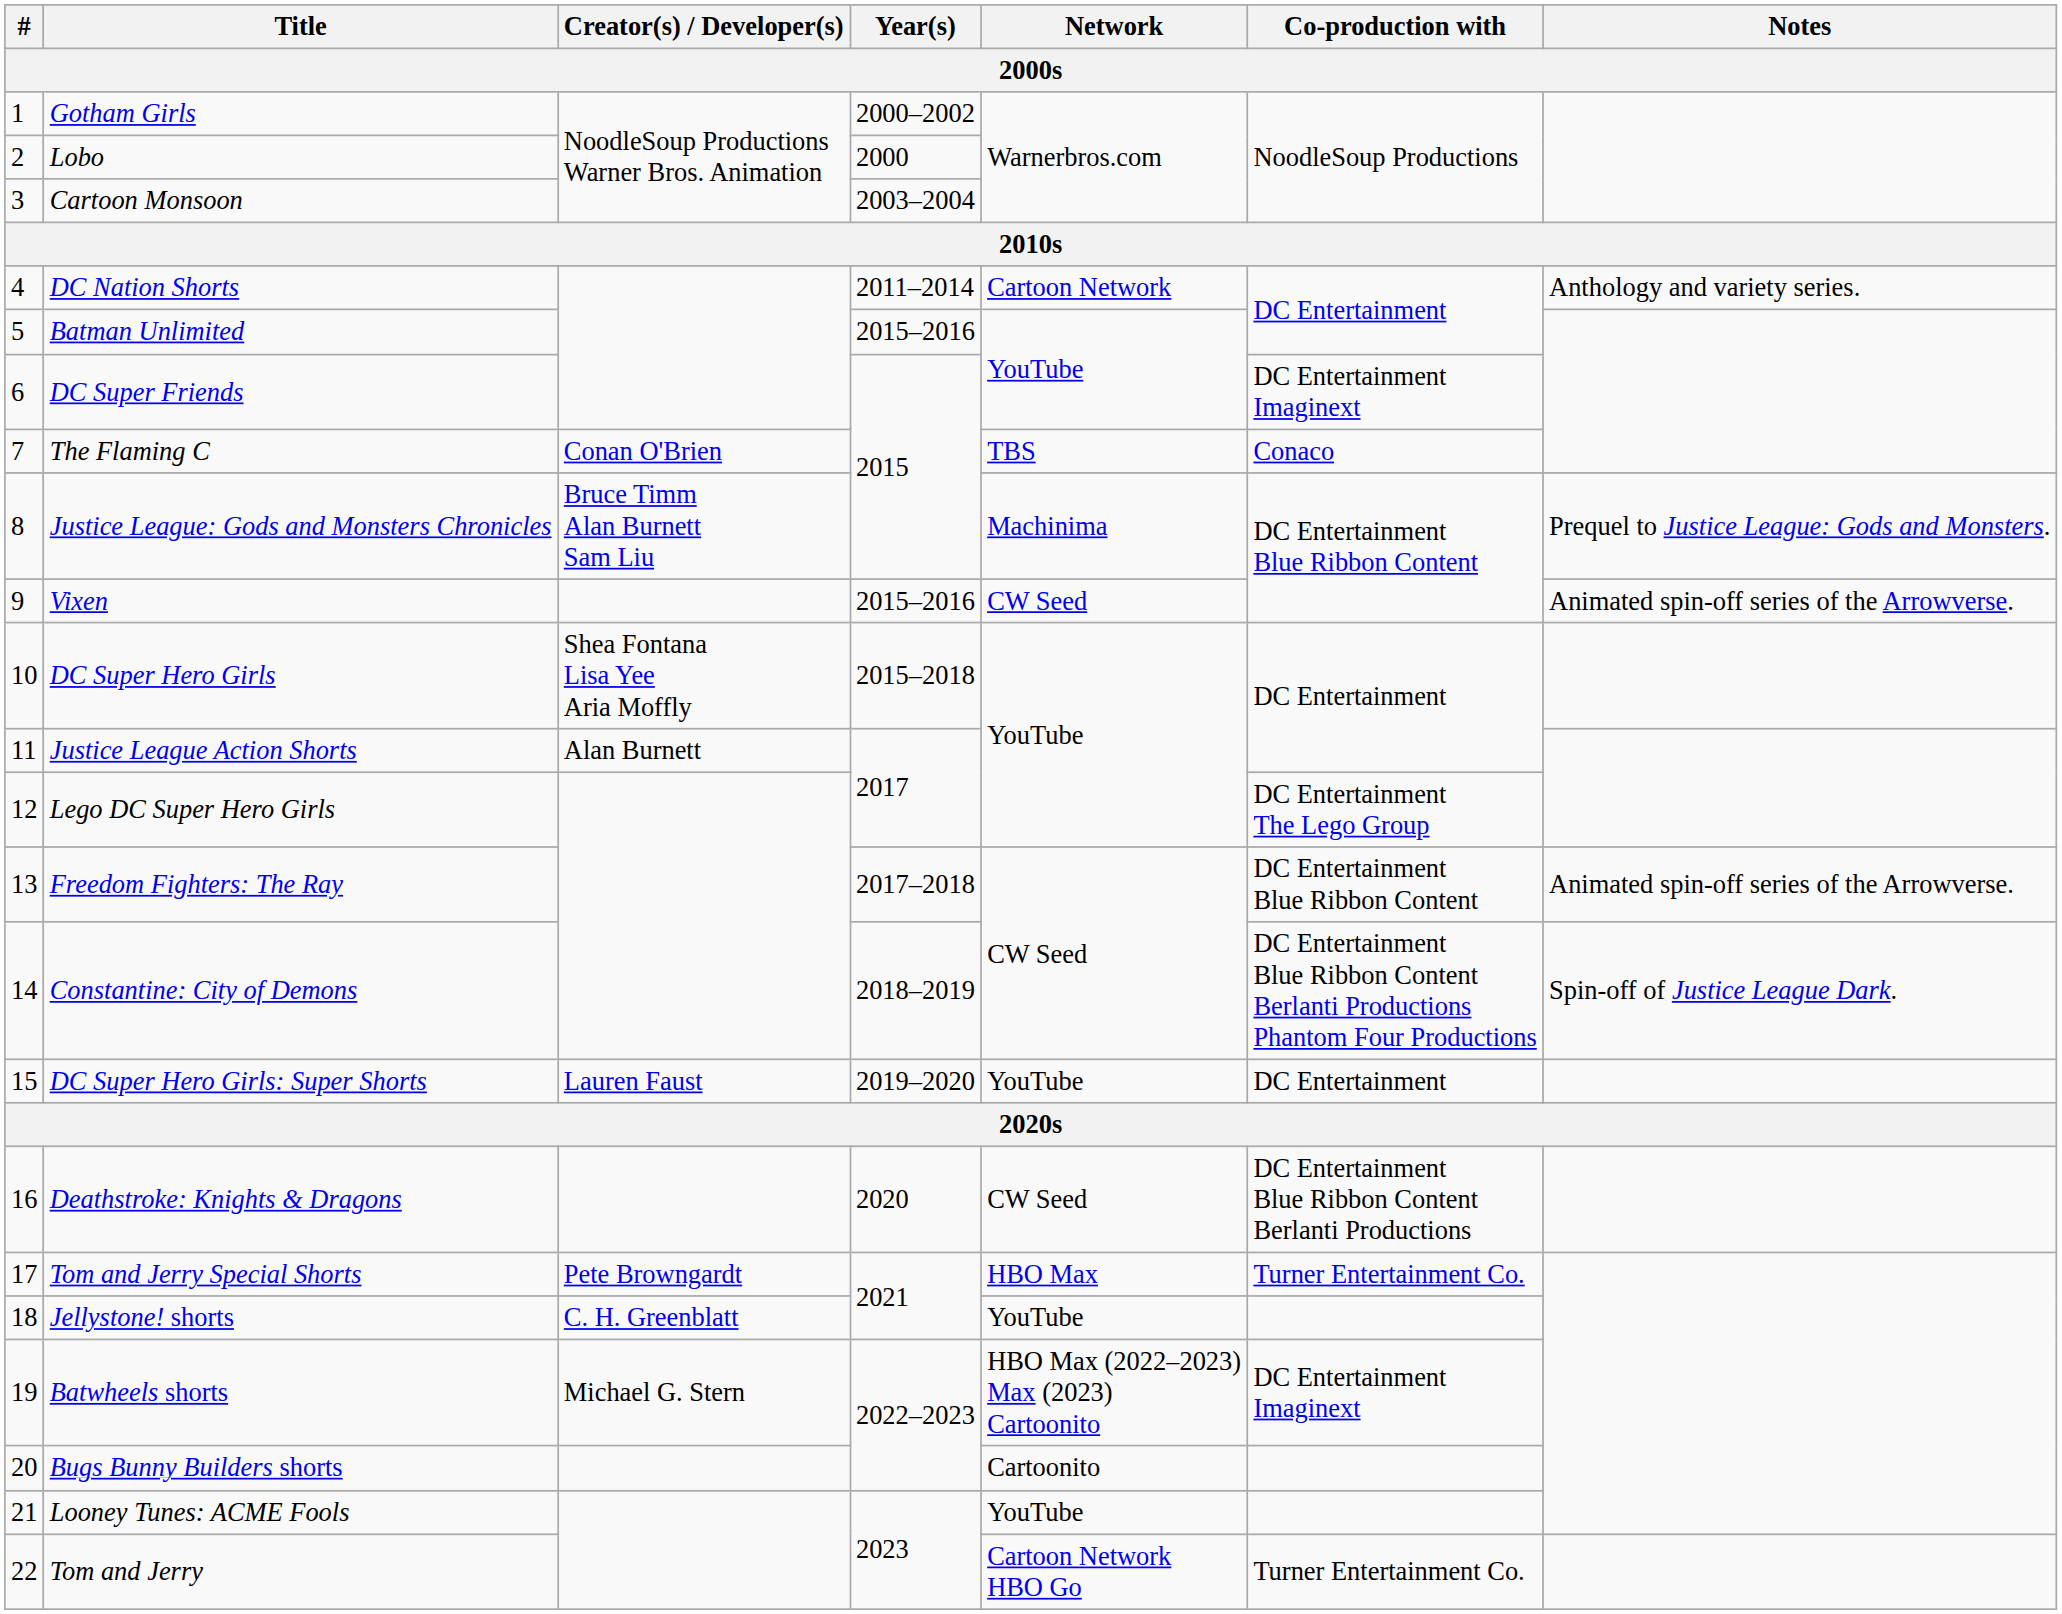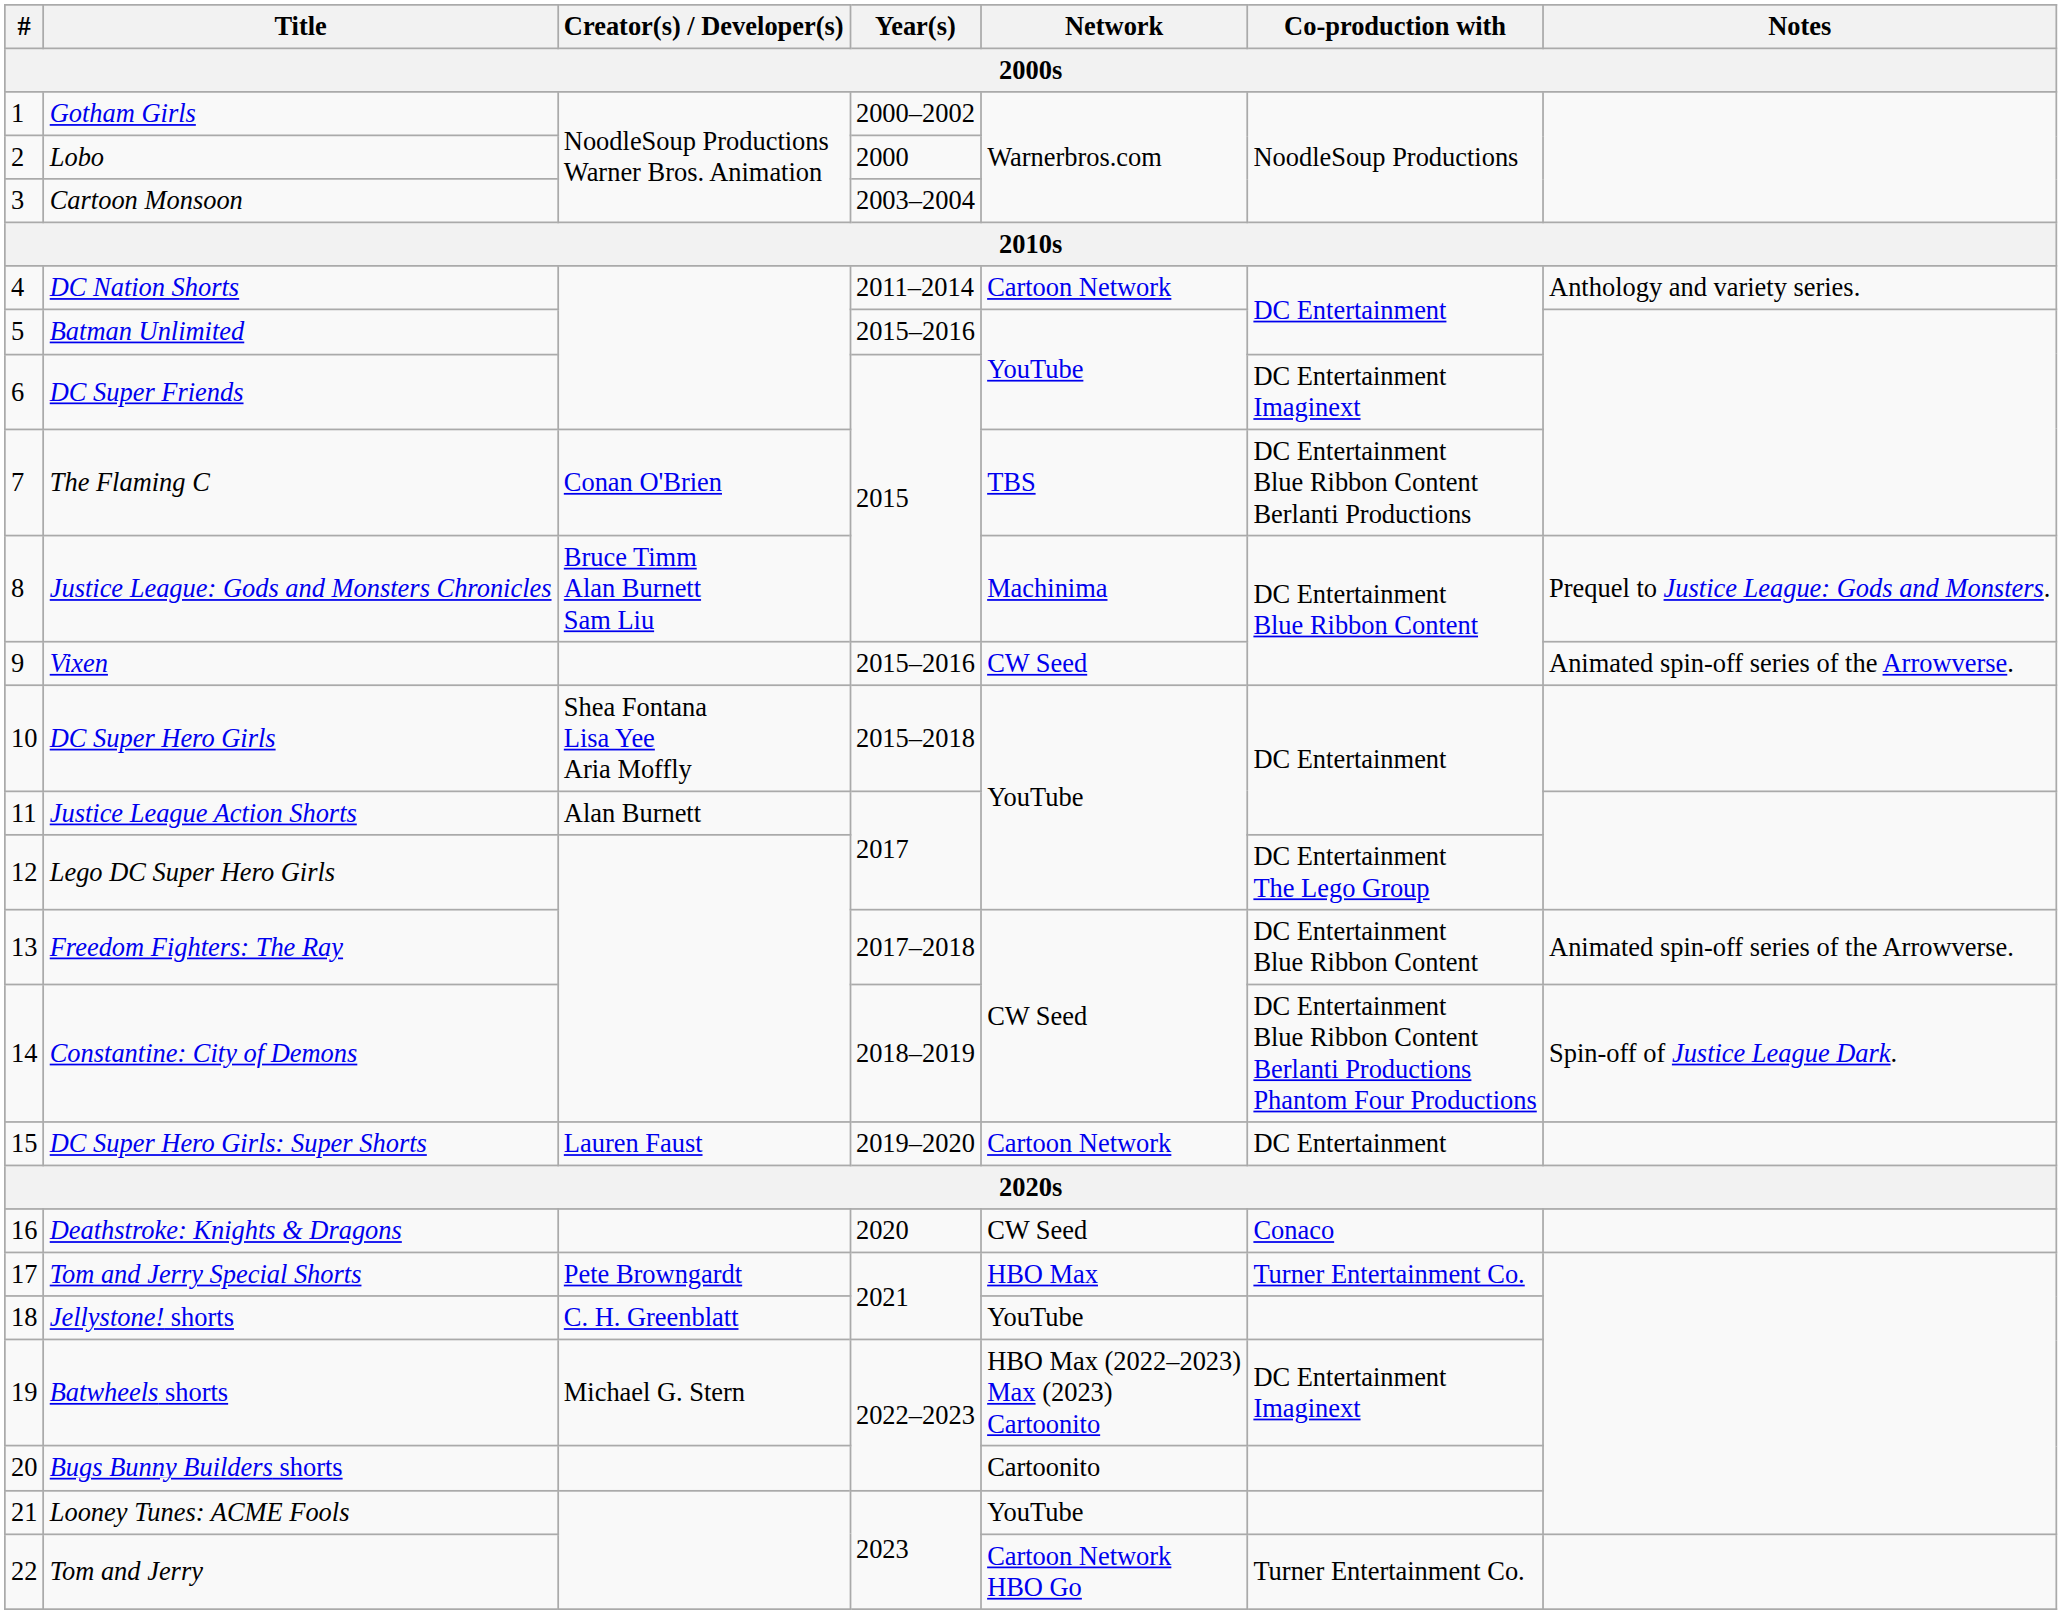(1294, 450) Conaco -> (1366, 481) DC Entertainment Blue Ribbon Content Berlanti Productions
(1035, 1081) YouTube -> (1079, 1143) Cartoon Network
(1366, 1199) DC Entertainment Blue Ribbon Content Berlanti Productions -> (1294, 1230) Conaco
